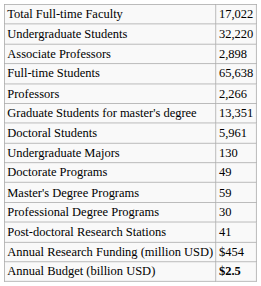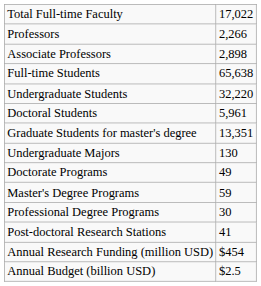rows swapped: (33, 93) <-> (67, 34)
rows swapped: (102, 113) <-> (52, 133)
(230, 271) bold -> (230, 271) normal
